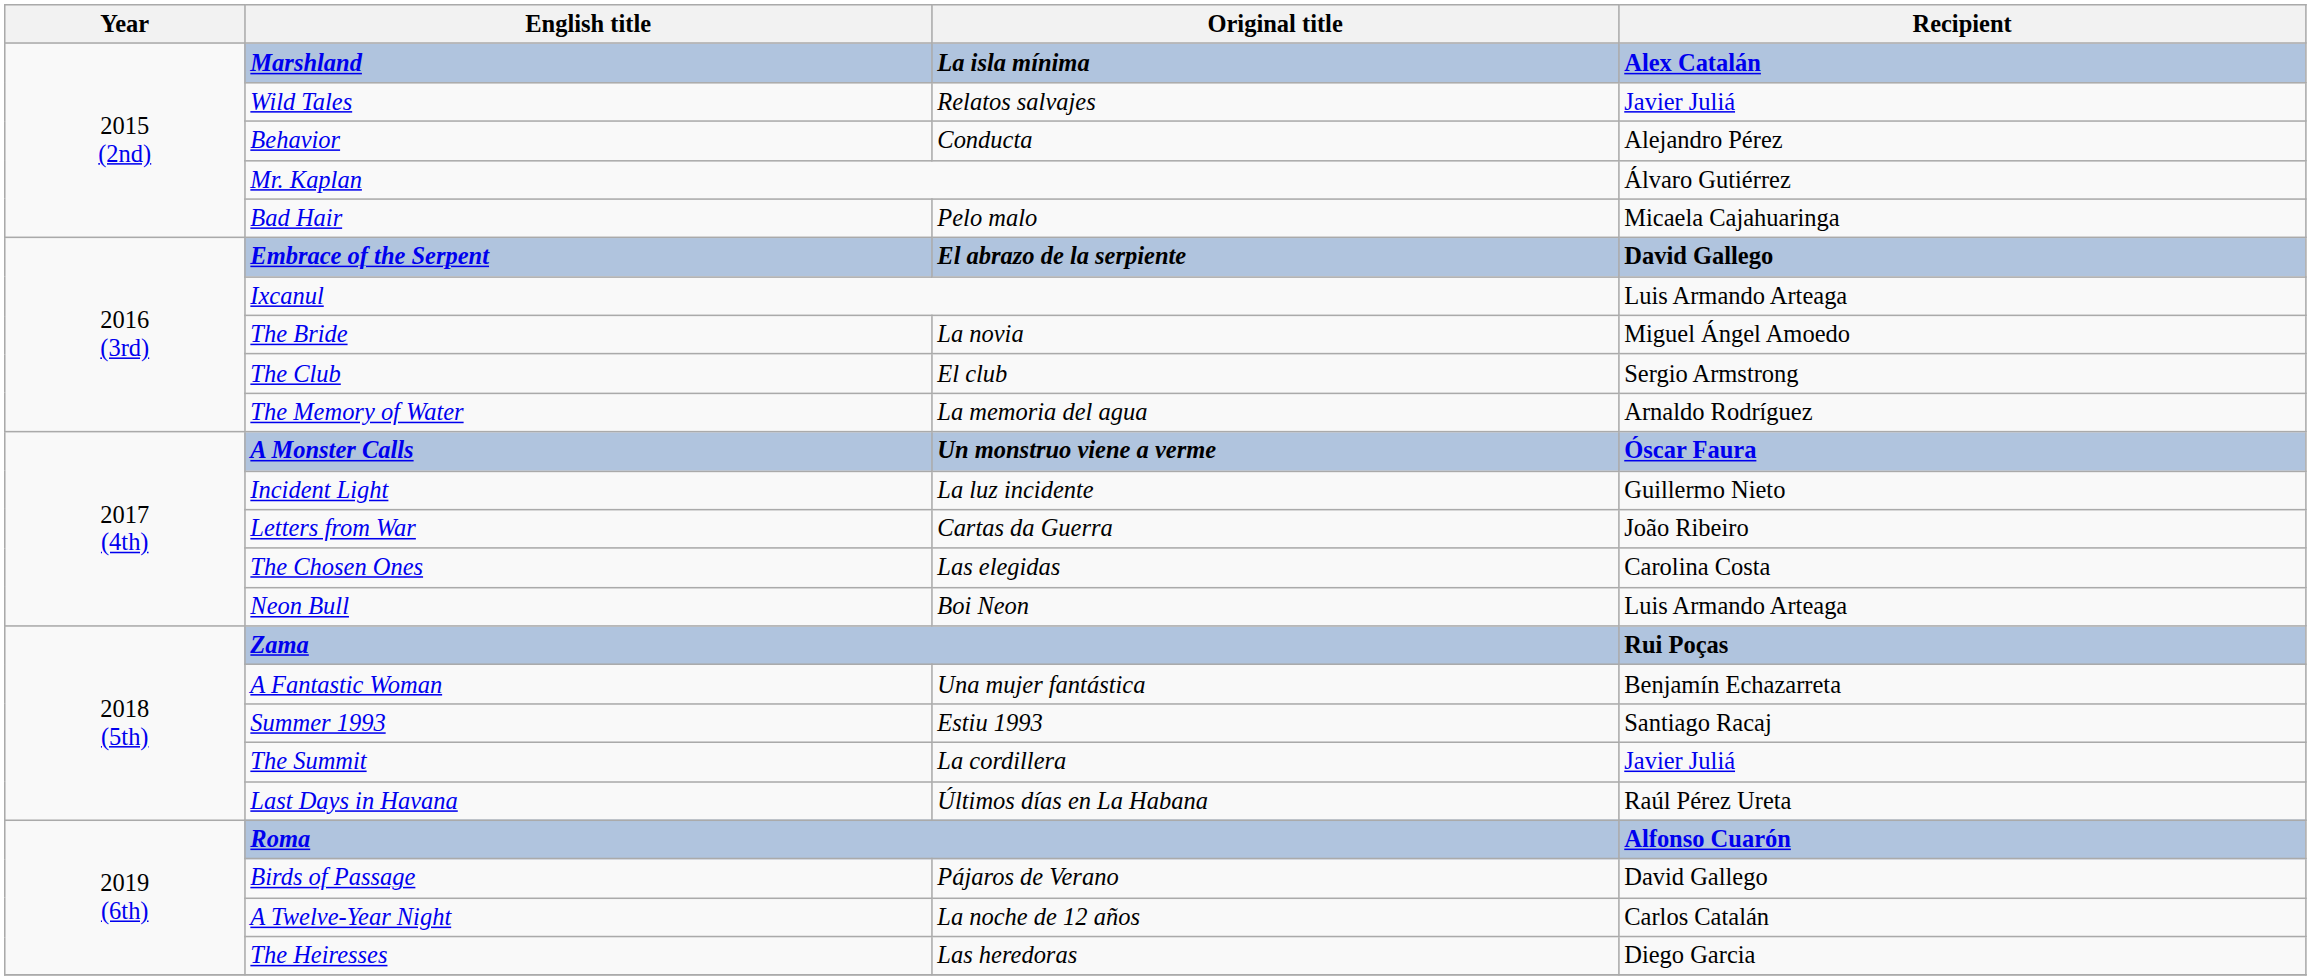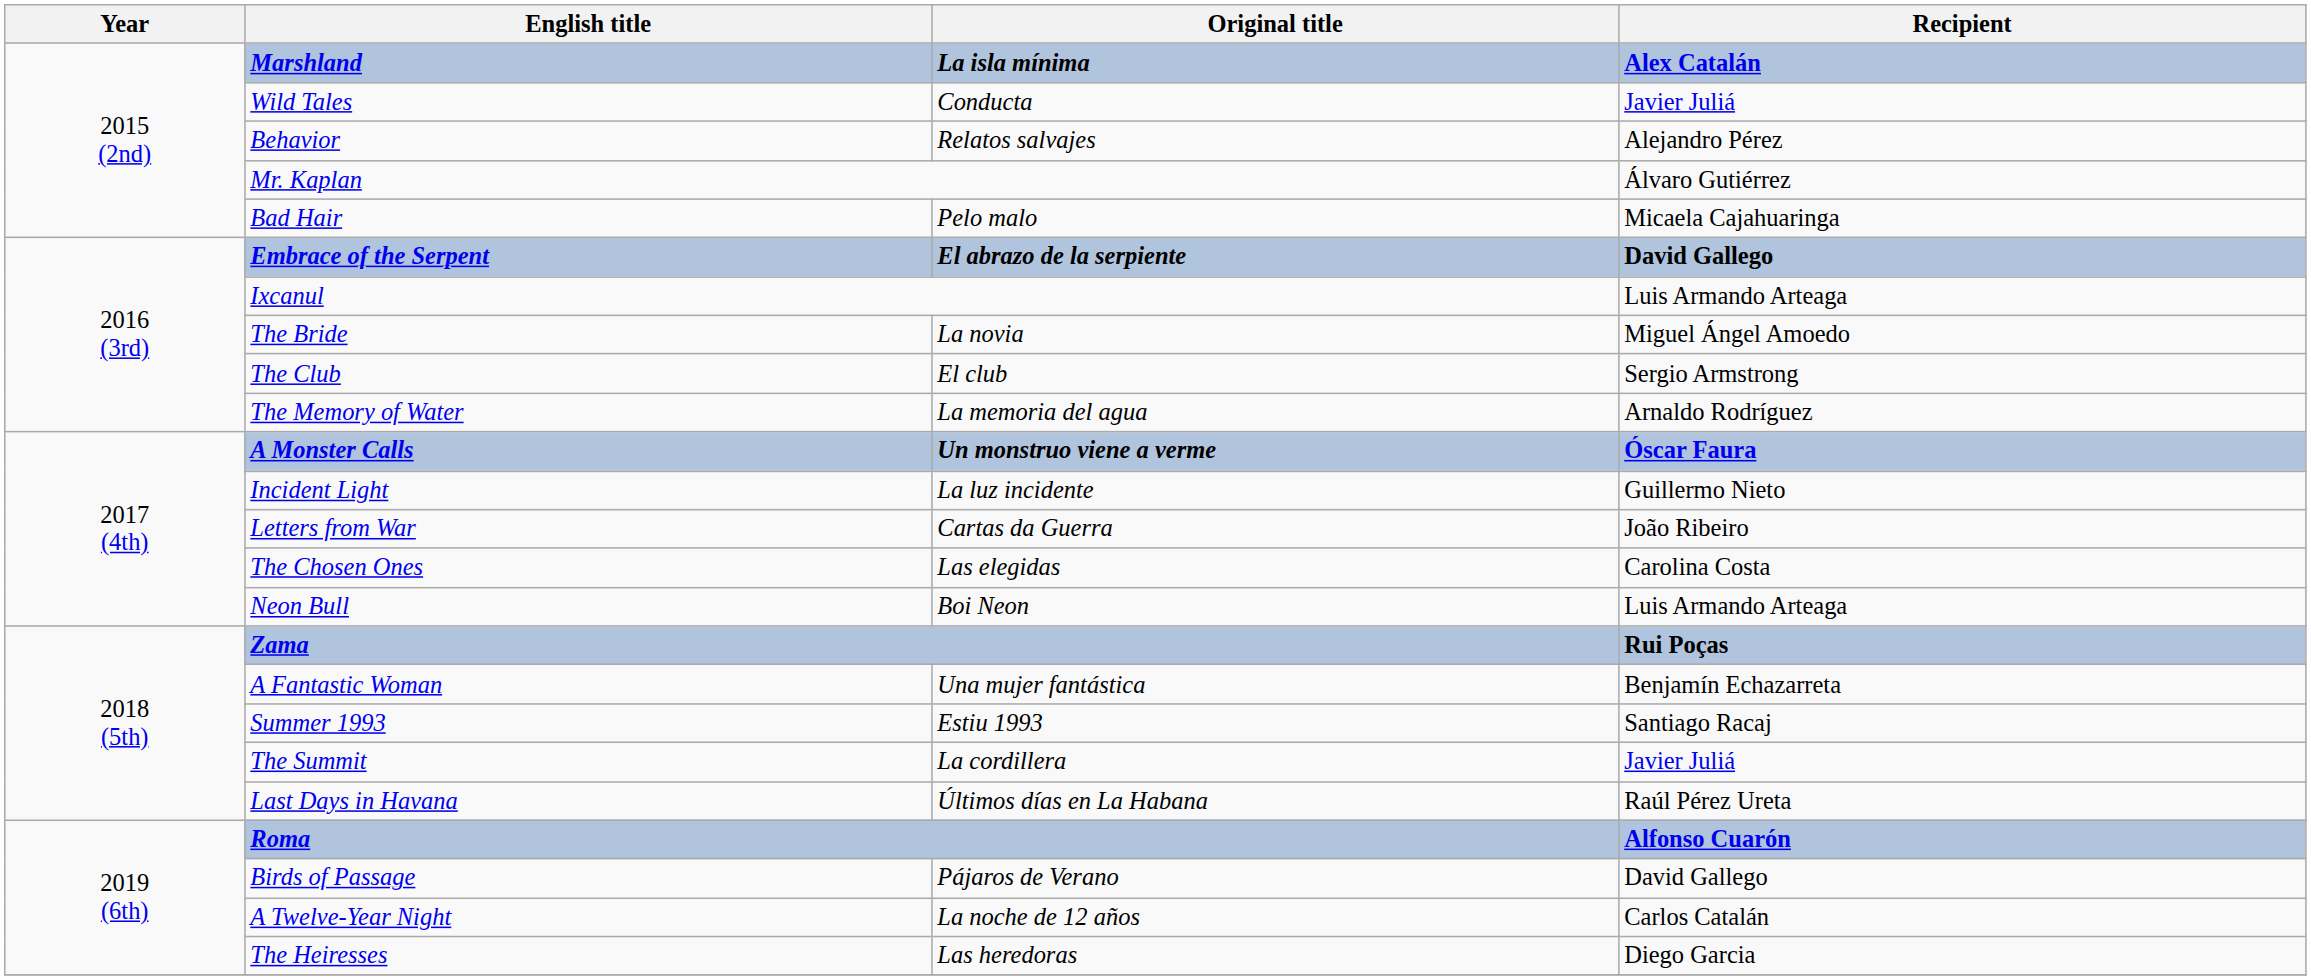(1017, 101) Relatos salvajes -> (985, 101) Conducta
(985, 140) Conducta -> (1017, 140) Relatos salvajes
